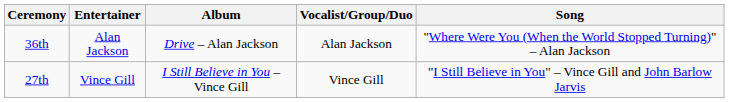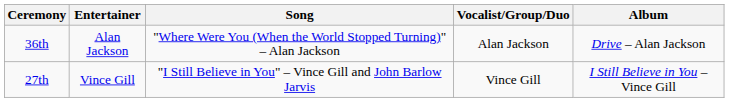columns swapped: (221, 15) <-> (570, 15)
